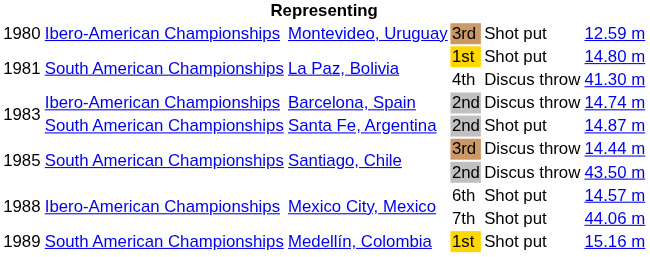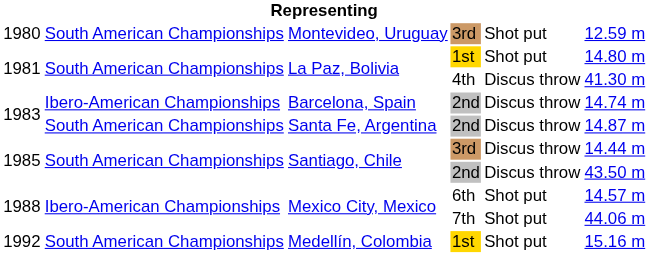(162, 33) Ibero-American Championships -> (164, 33) South American Championships
(515, 126) Shot put -> (532, 126) Discus throw
(22, 241) 1989 -> (22, 241) 1992
